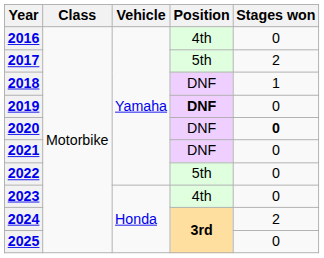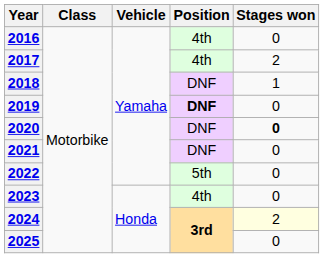(202, 60) 5th -> (202, 60) 4th
(276, 219) no background -> (276, 219) lightyellow background
